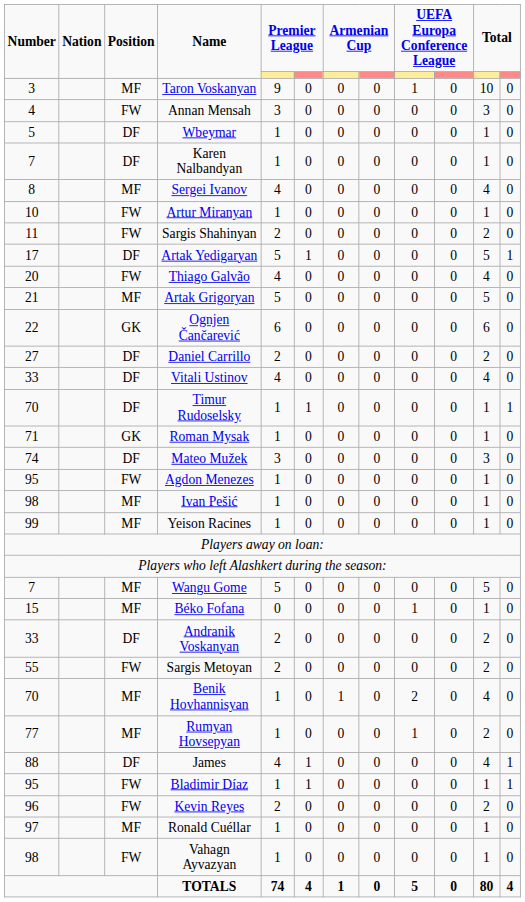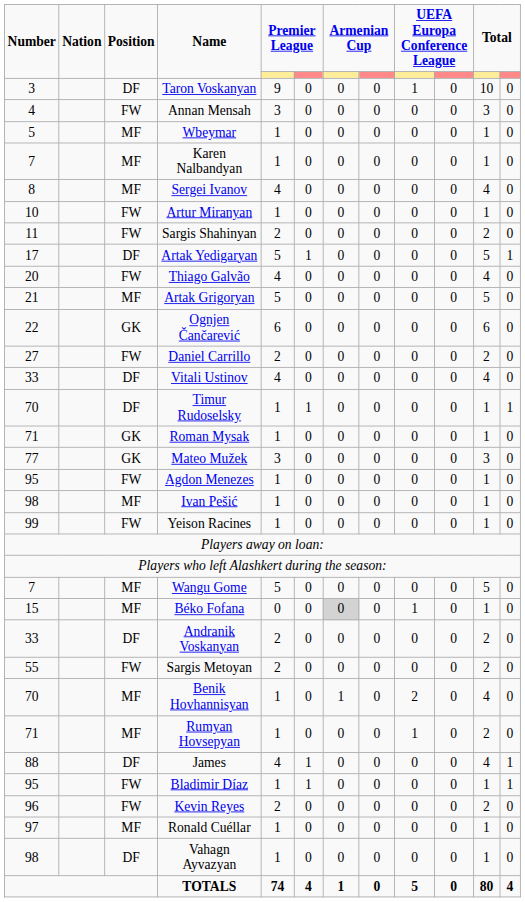(131, 89) MF -> (131, 89) DF
(131, 132) DF -> (131, 132) MF
(131, 161) DF -> (131, 161) MF
(131, 356) DF -> (131, 356) FW
(32, 458) 74 -> (32, 458) 77
(131, 458) DF -> (131, 458) GK
(131, 523) MF -> (131, 523) FW
(341, 609) no background -> (341, 609) lightgrey background
(32, 733) 77 -> (32, 733) 71
(131, 857) FW -> (131, 857) DF
